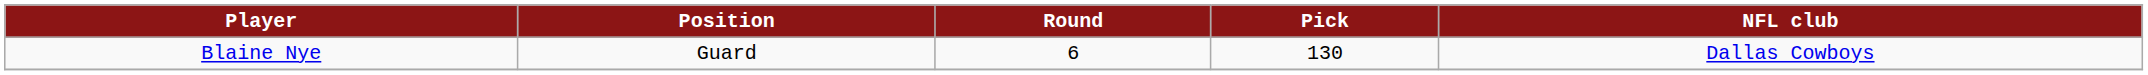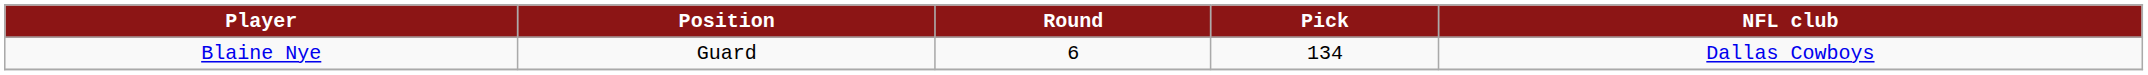(1325, 54) 130 -> (1325, 54) 134
